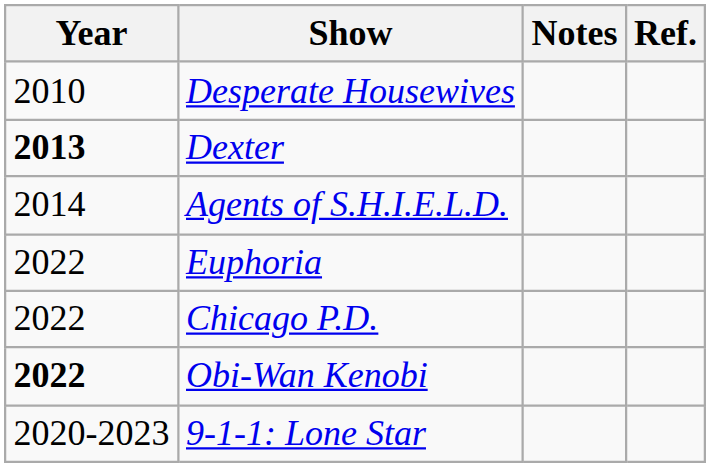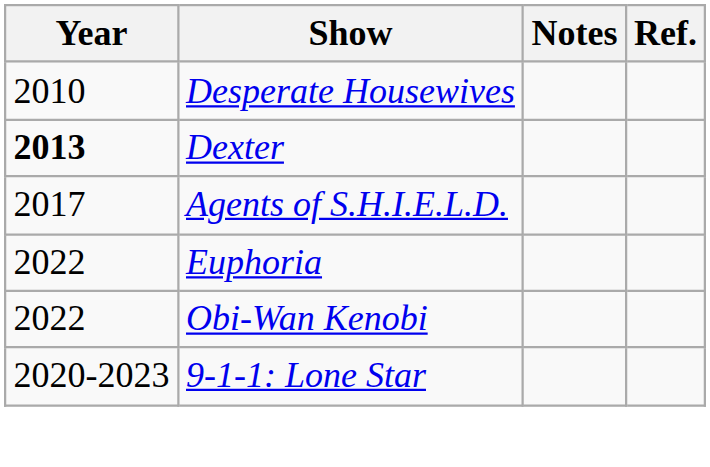(49, 204) 2014 -> (49, 204) 2017
- row: (282, 318)
(49, 375) bold -> (49, 318) normal
